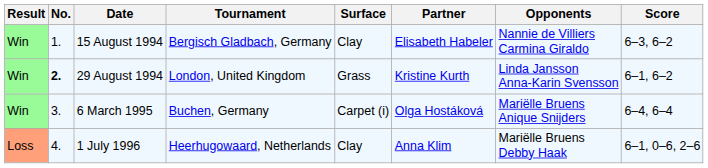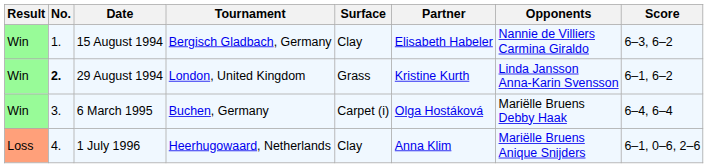(542, 110) Mariëlle Bruens Anique Snijders -> (542, 110) Mariëlle Bruens Debby Haak
(542, 145) Mariëlle Bruens Debby Haak -> (542, 145) Mariëlle Bruens Anique Snijders
